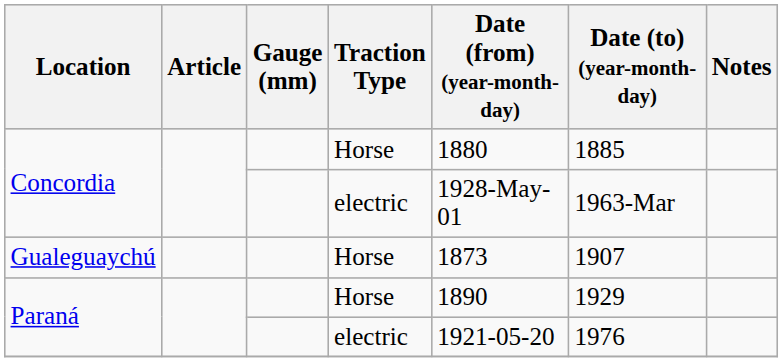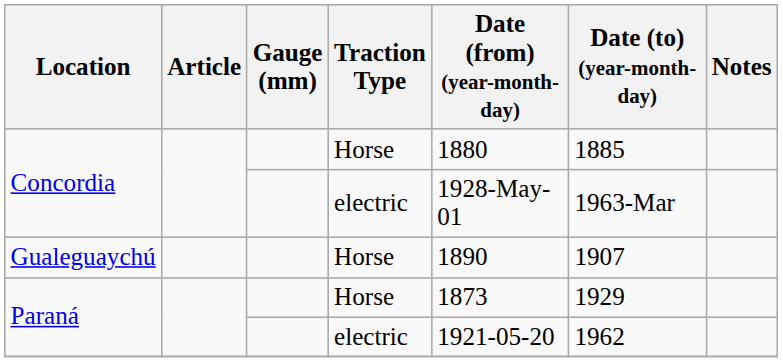(462, 256) 1873 -> (462, 256) 1890
(462, 296) 1890 -> (462, 296) 1873
(600, 336) 1976 -> (600, 336) 1962
